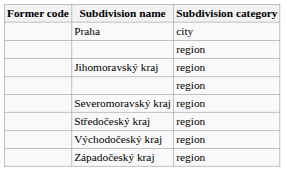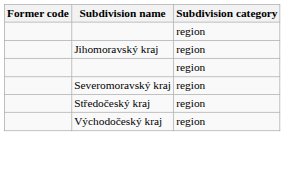- row: (87, 31)
- row: (114, 157)
